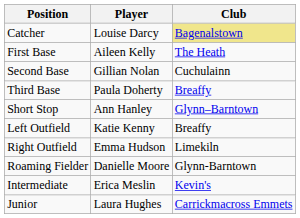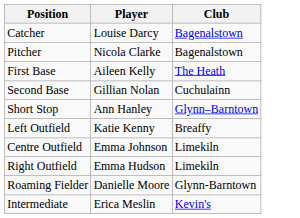(209, 33) khaki background -> (209, 33) no background
+ row: (24, 52)
- row: (34, 90)
+ row: (45, 147)
- row: (22, 204)
